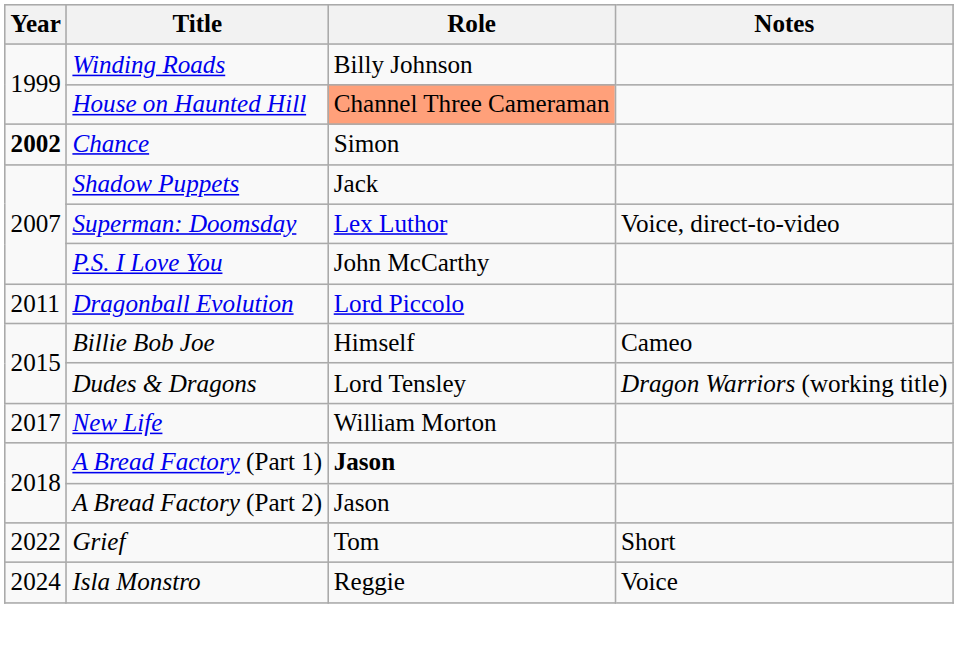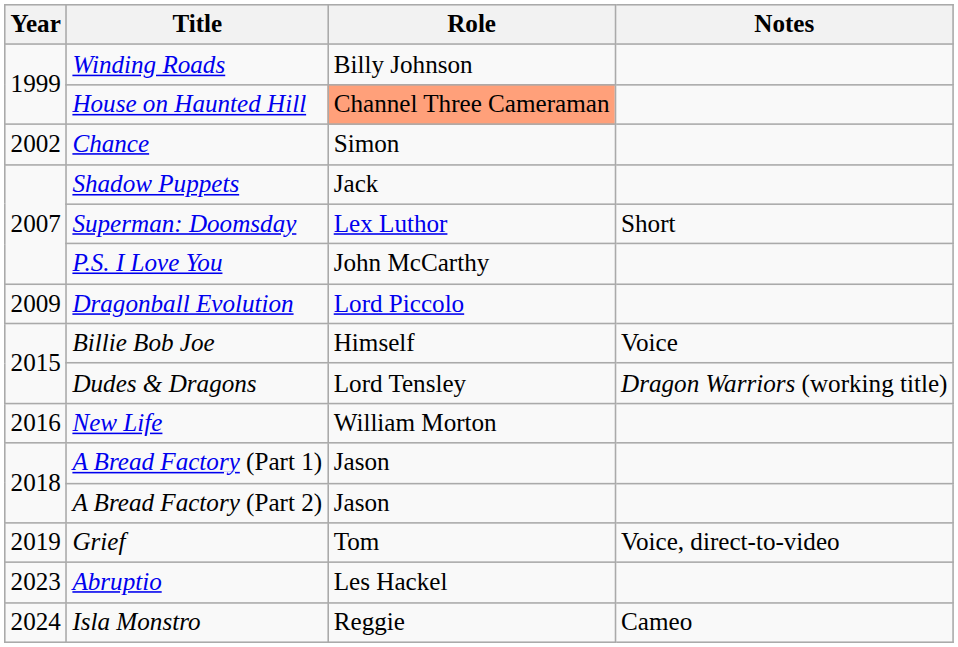(36, 143) bold -> (36, 143) normal
(730, 223) Voice, direct-to-video -> (648, 223) Short
(35, 303) 2011 -> (36, 303) 2009
(657, 343) Cameo -> (649, 343) Voice
(36, 422) 2017 -> (36, 422) 2016
(364, 462) bold -> (362, 462) normal
(36, 542) 2022 -> (36, 542) 2019
(648, 542) Short -> (730, 542) Voice, direct-to-video
+ row: (117, 582)
(649, 582) Voice -> (657, 622) Cameo
